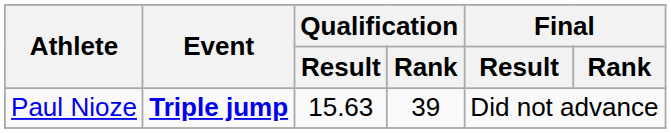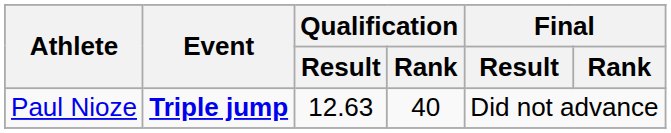(341, 108) 15.63 -> (341, 108) 12.63
(426, 108) 39 -> (426, 108) 40
